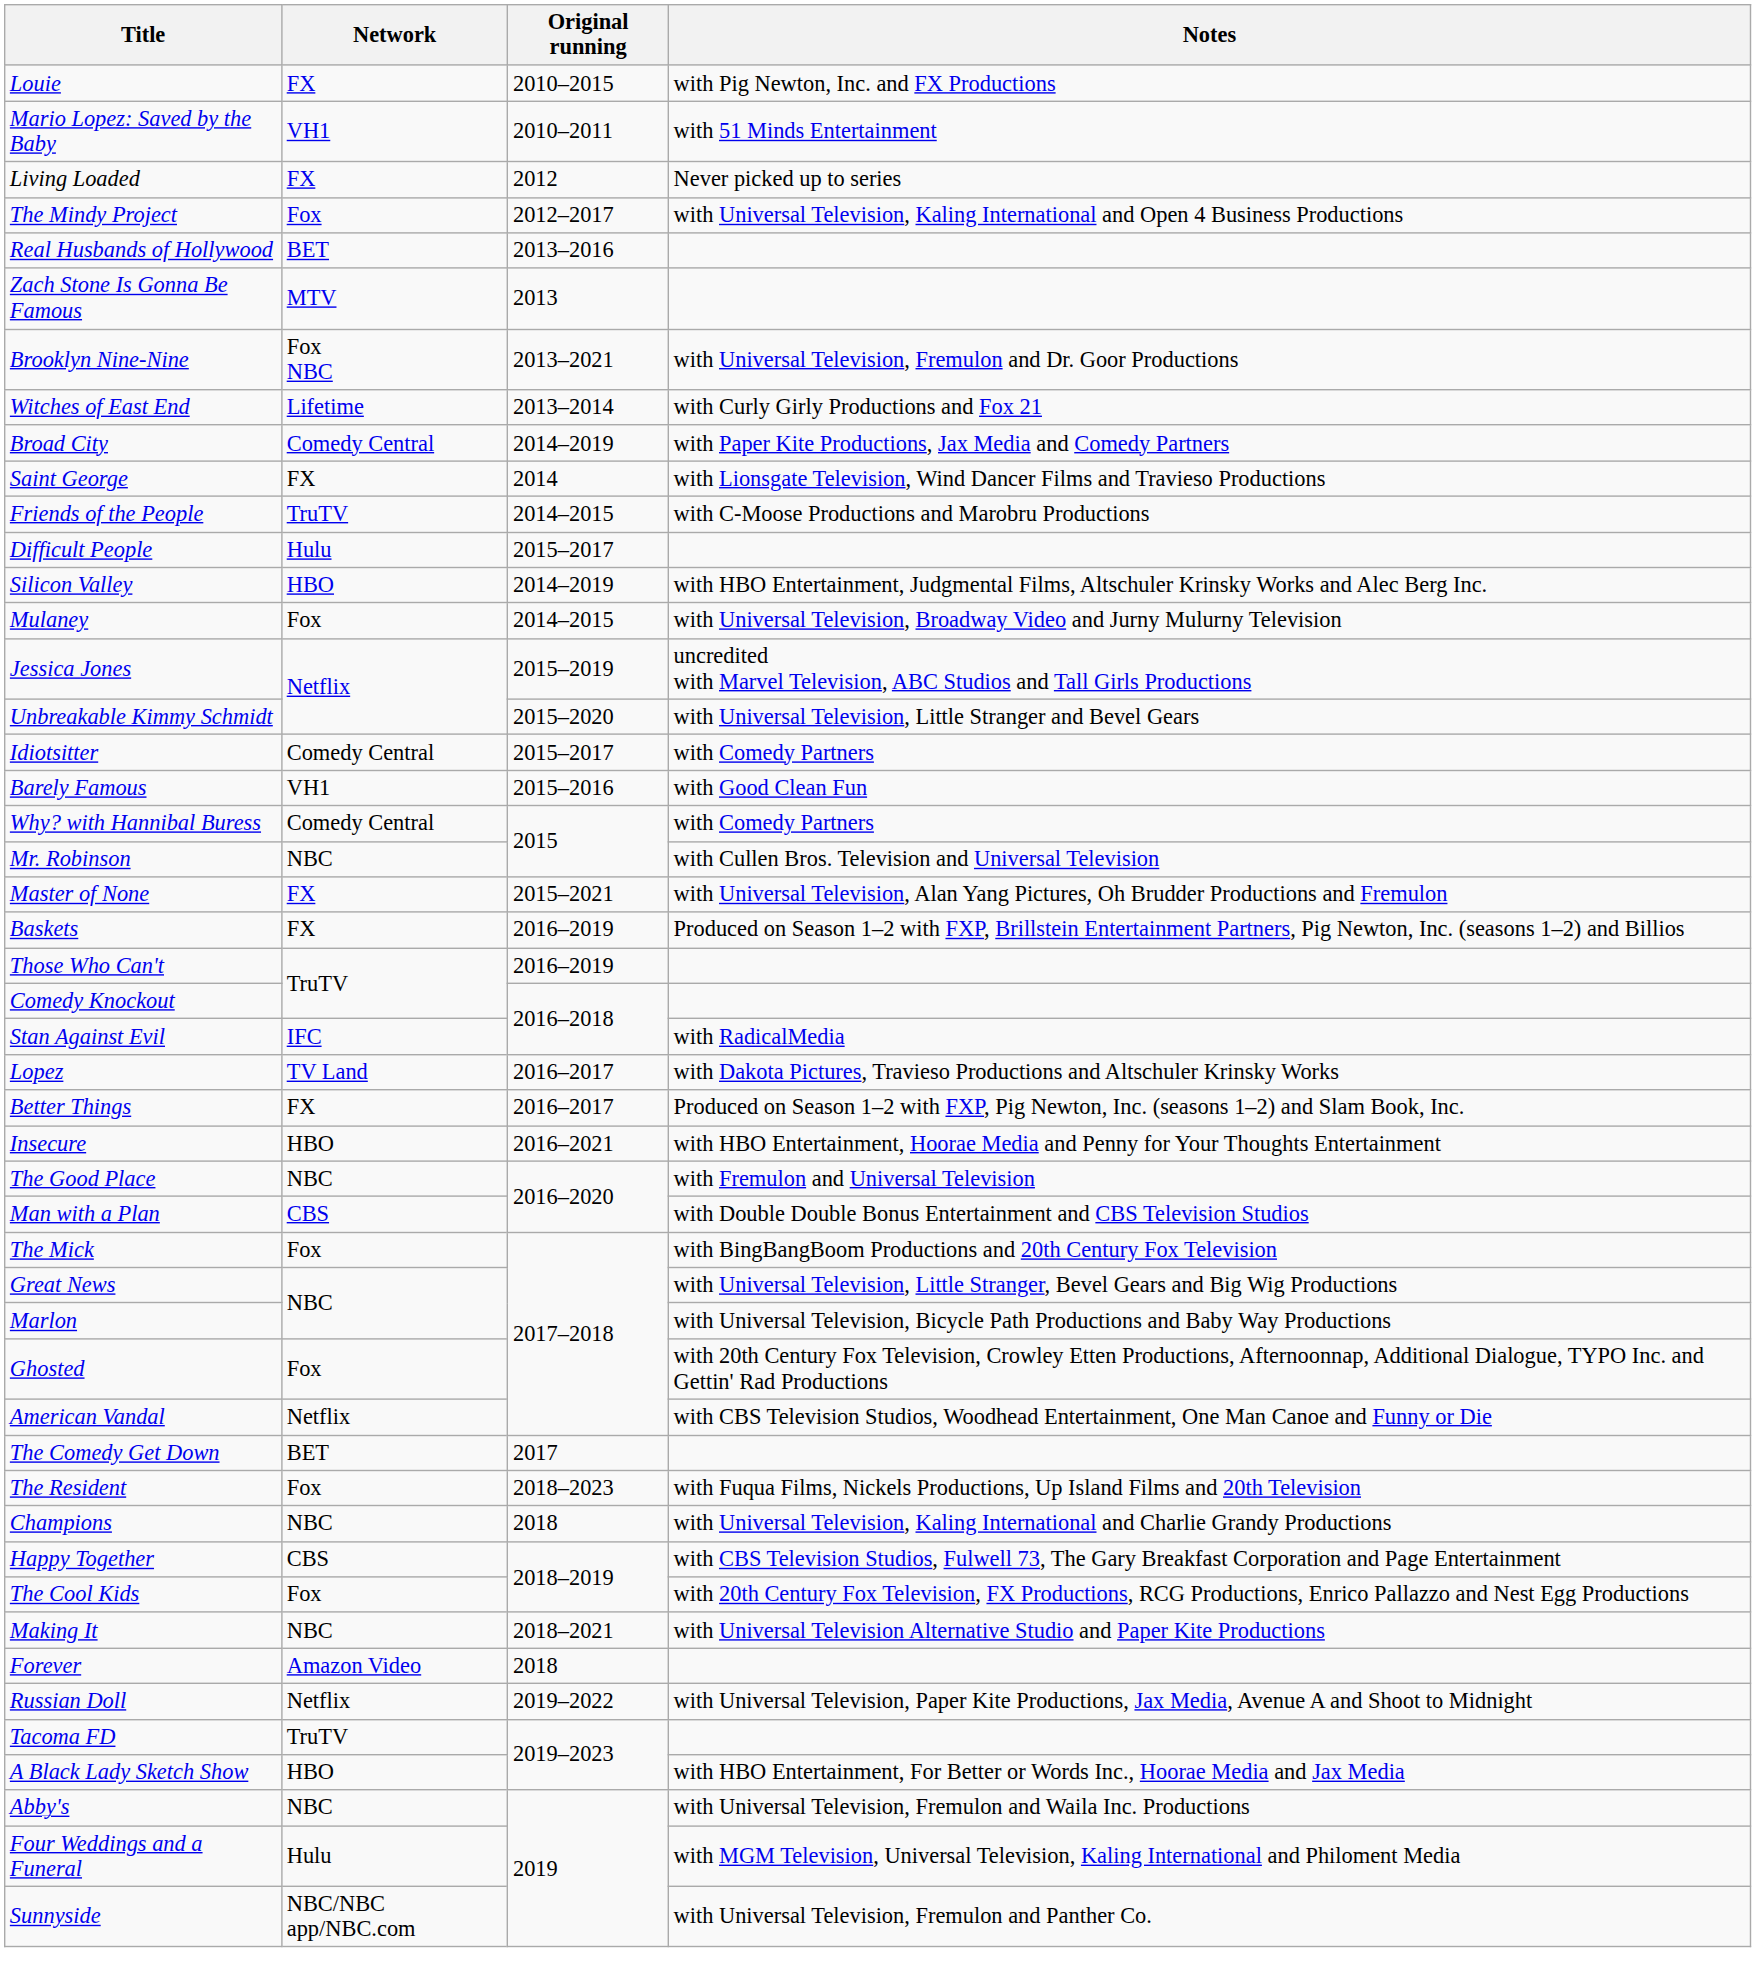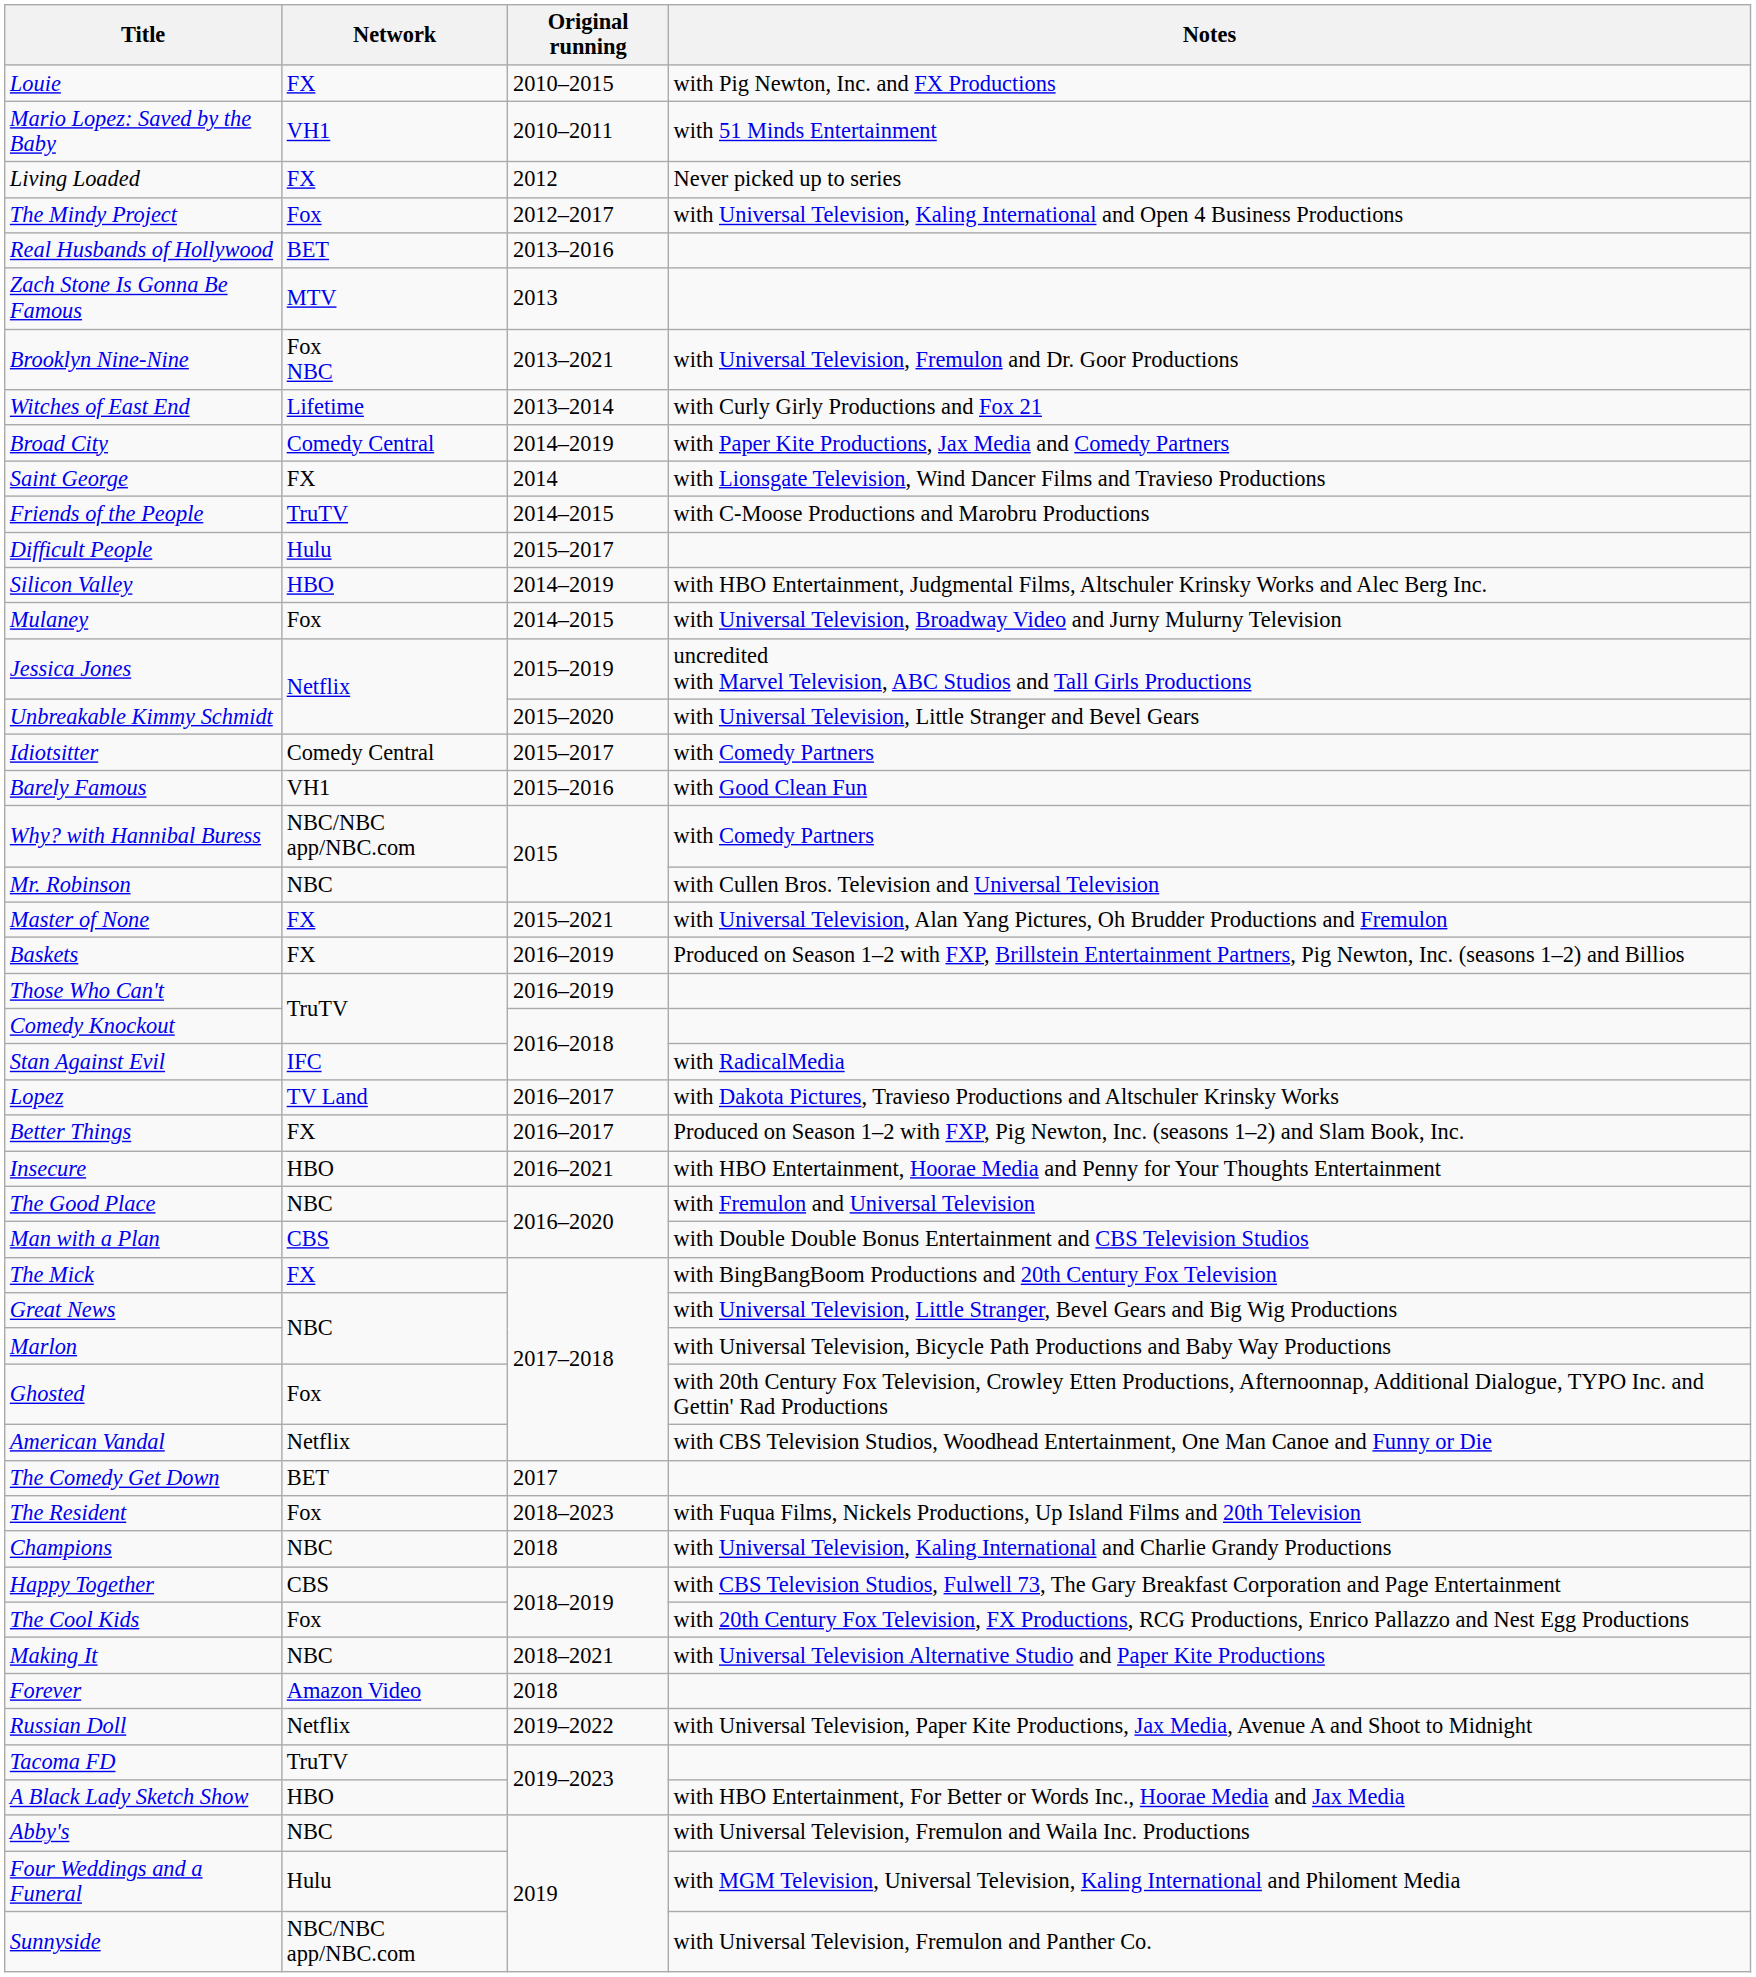(360, 823) Comedy Central -> (351, 835) NBC/NBC app/NBC.com
(304, 1249) Fox -> (301, 1274) FX
